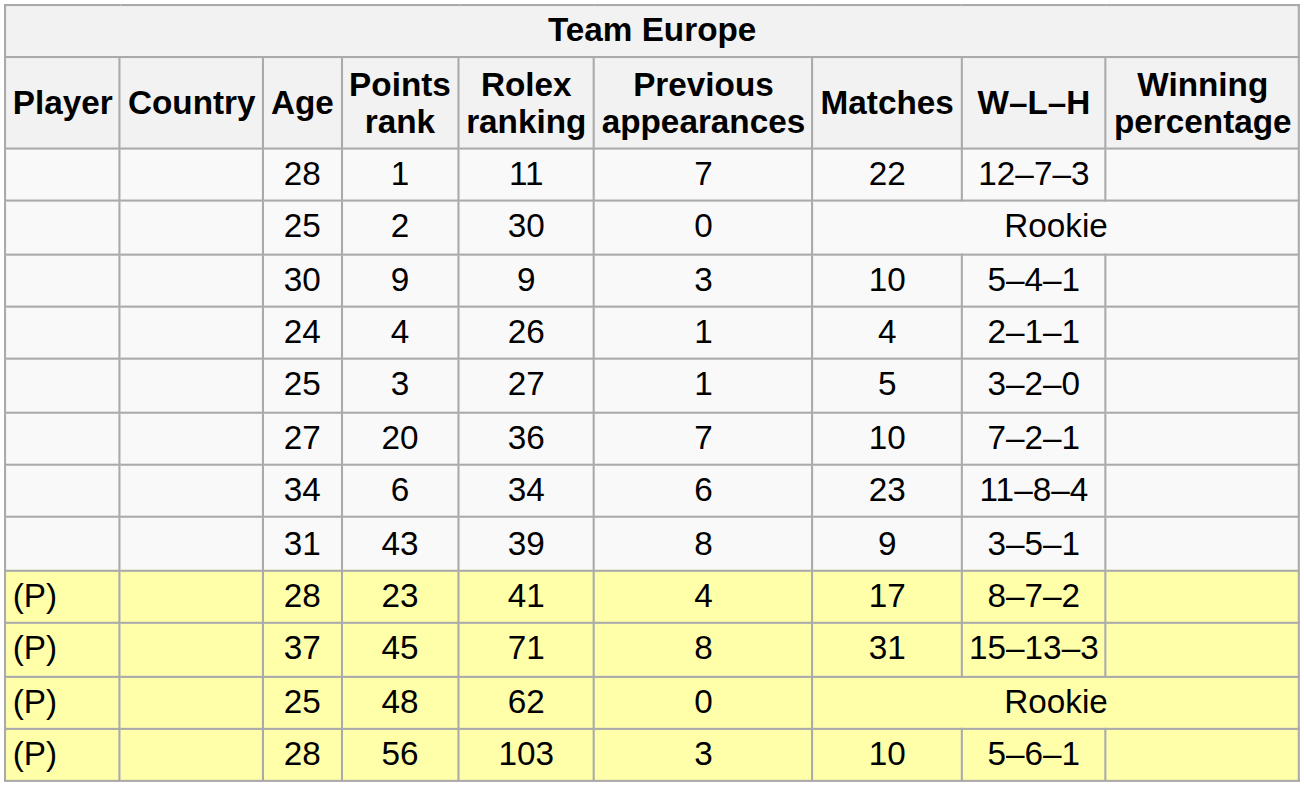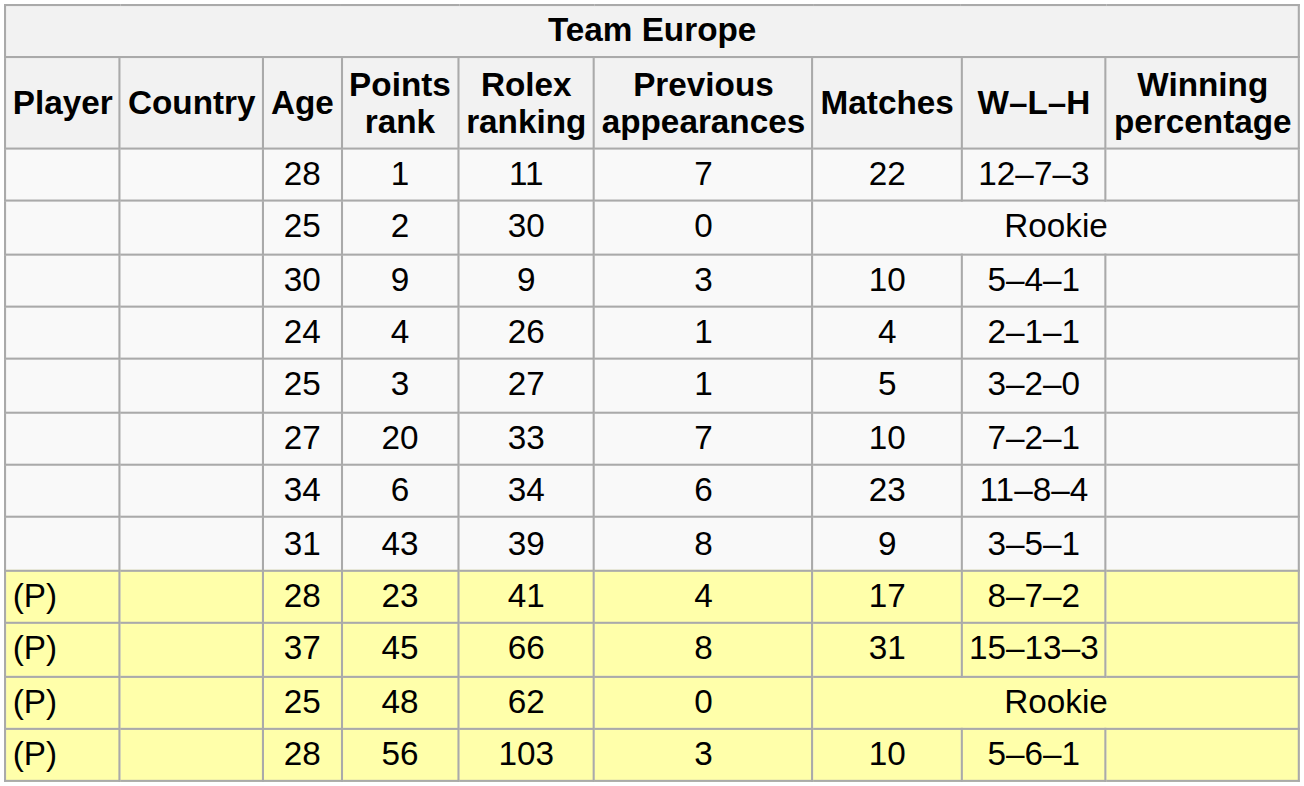(526, 437) 36 -> (526, 437) 33
(526, 648) 71 -> (526, 648) 66
